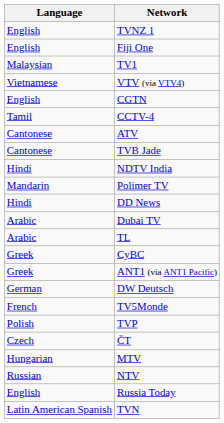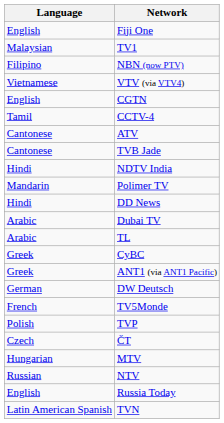- row: (136, 30)
+ row: (150, 64)
